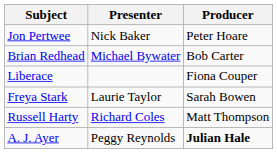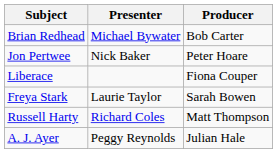rows swapped: (39, 35) <-> (46, 55)
(218, 138) bold -> (216, 138) normal
